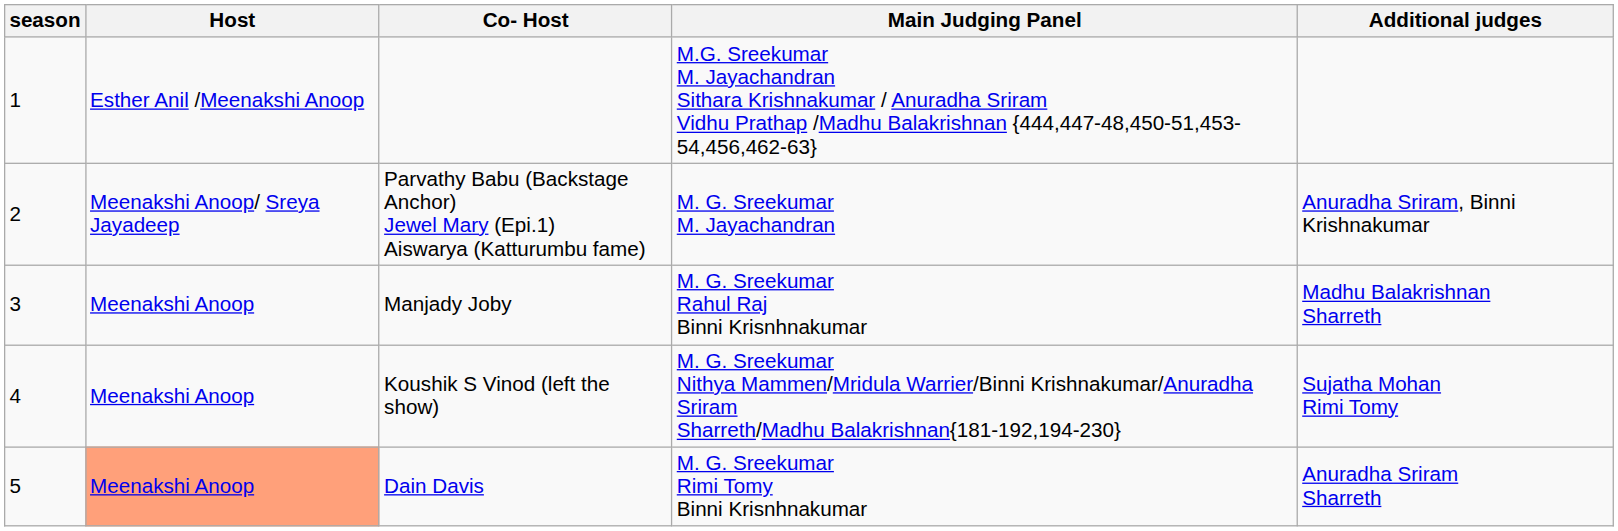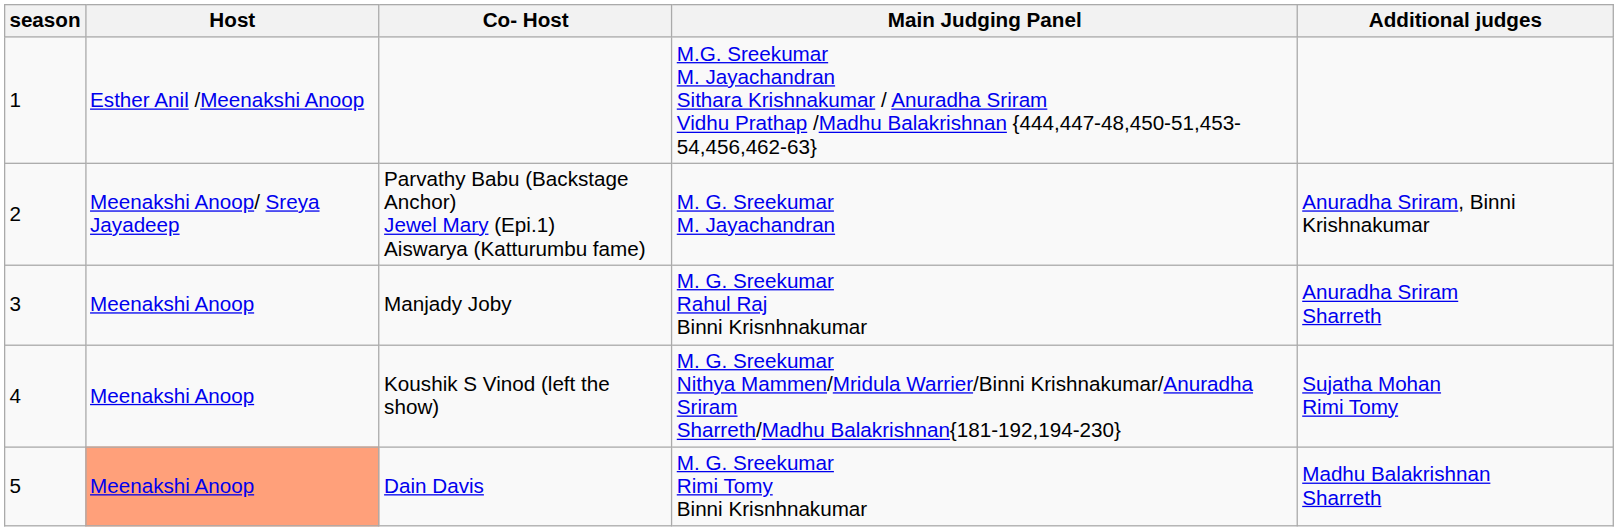(1396, 304) Madhu Balakrishnan Sharreth -> (1380, 304) Anuradha Sriram Sharreth
(1380, 486) Anuradha Sriram Sharreth -> (1396, 486) Madhu Balakrishnan Sharreth
